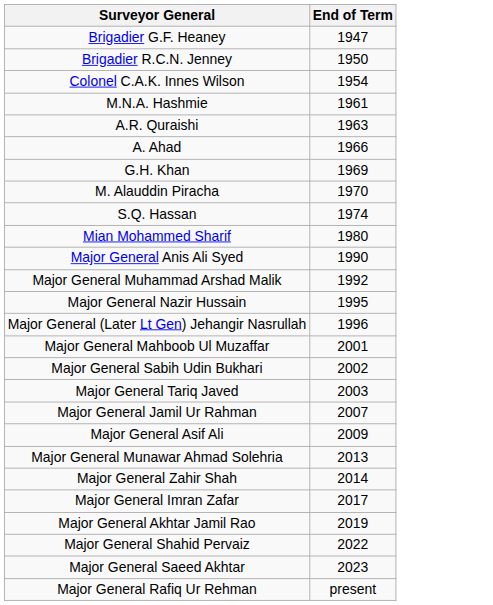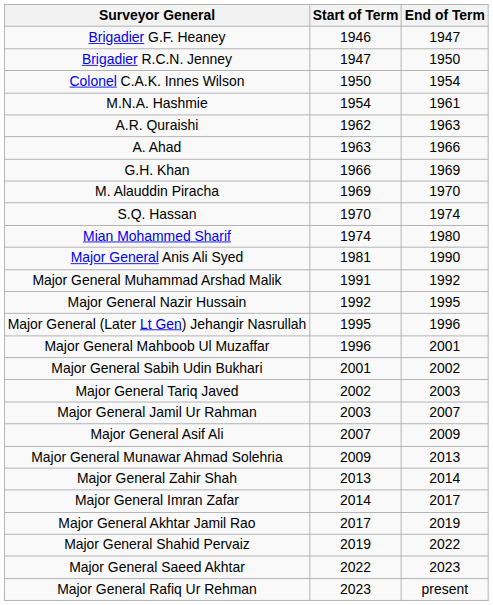+ column: (356, 15)
